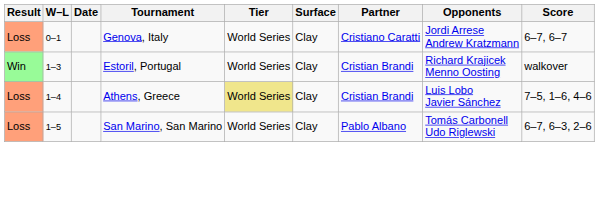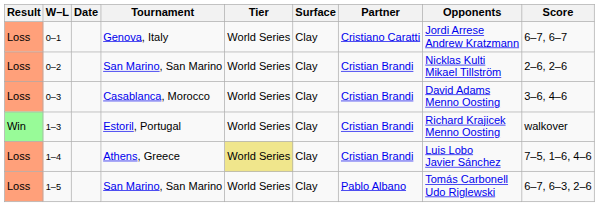+ row: (53, 67)
+ row: (53, 97)
